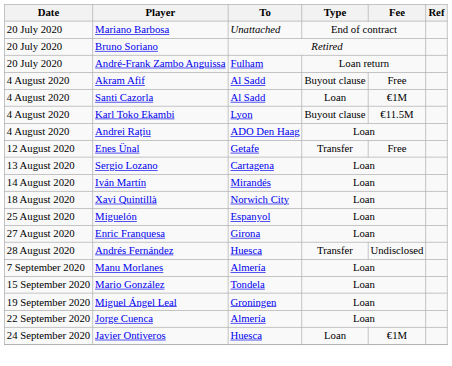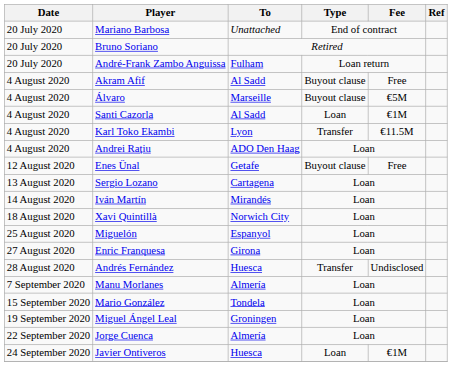+ row: (110, 98)
(335, 115) Buyout clause -> (335, 132) Transfer
(335, 149) Transfer -> (335, 166) Buyout clause
